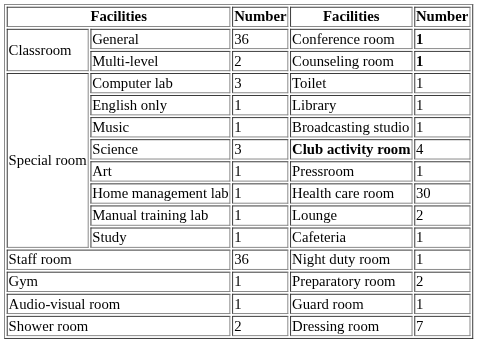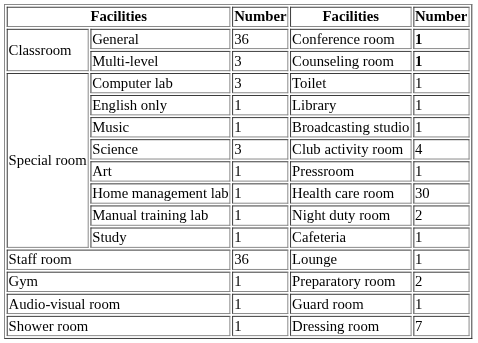(238, 61) 2 -> (238, 61) 3
(351, 149) bold -> (348, 149) normal
(315, 215) Lounge -> (341, 215) Night duty room
(341, 259) Night duty room -> (315, 259) Lounge
(238, 326) 2 -> (238, 326) 1
